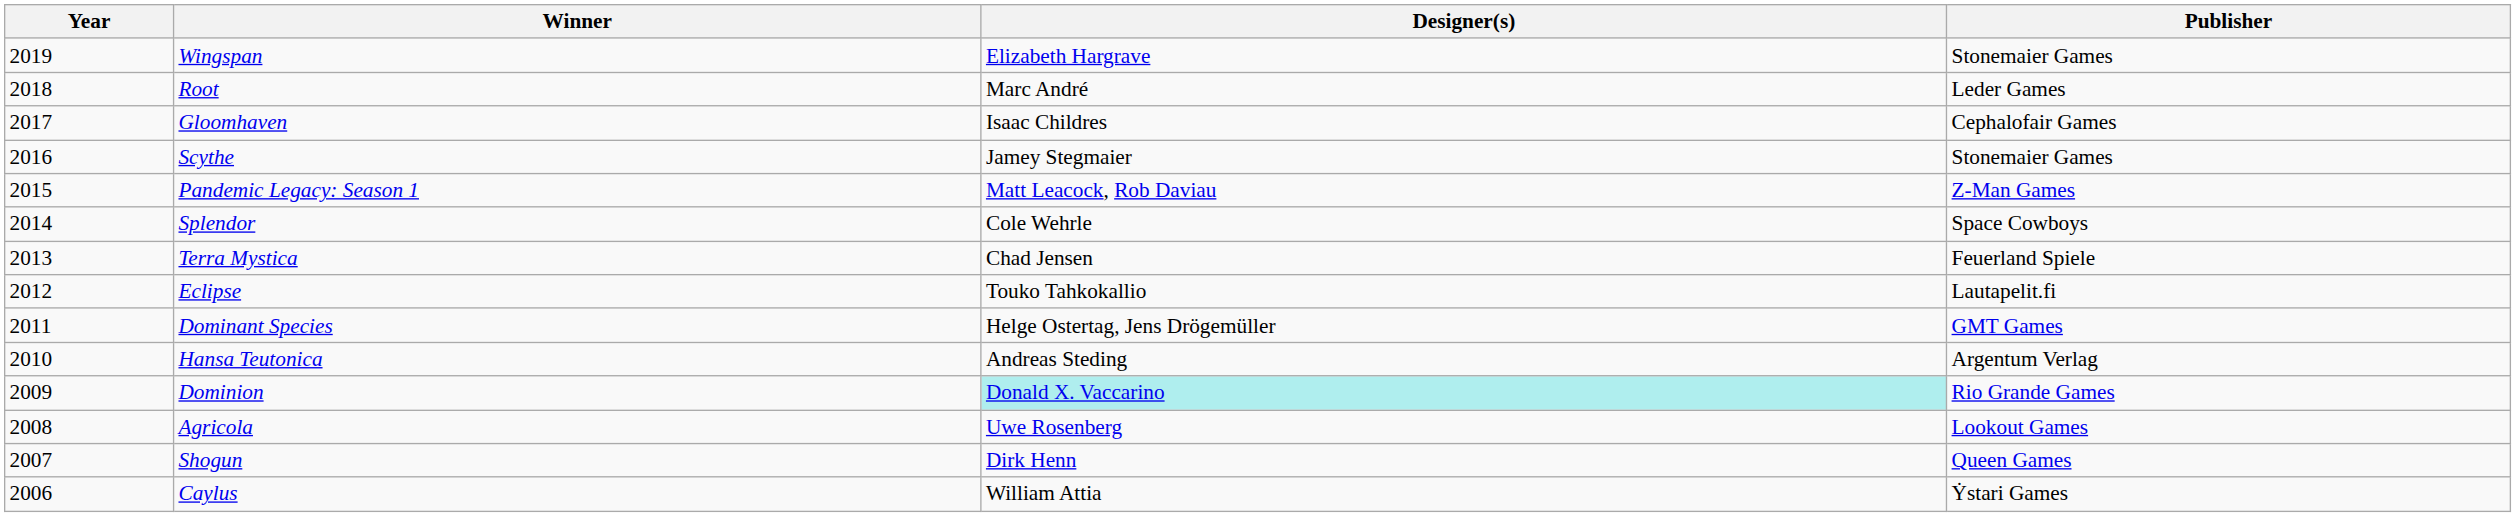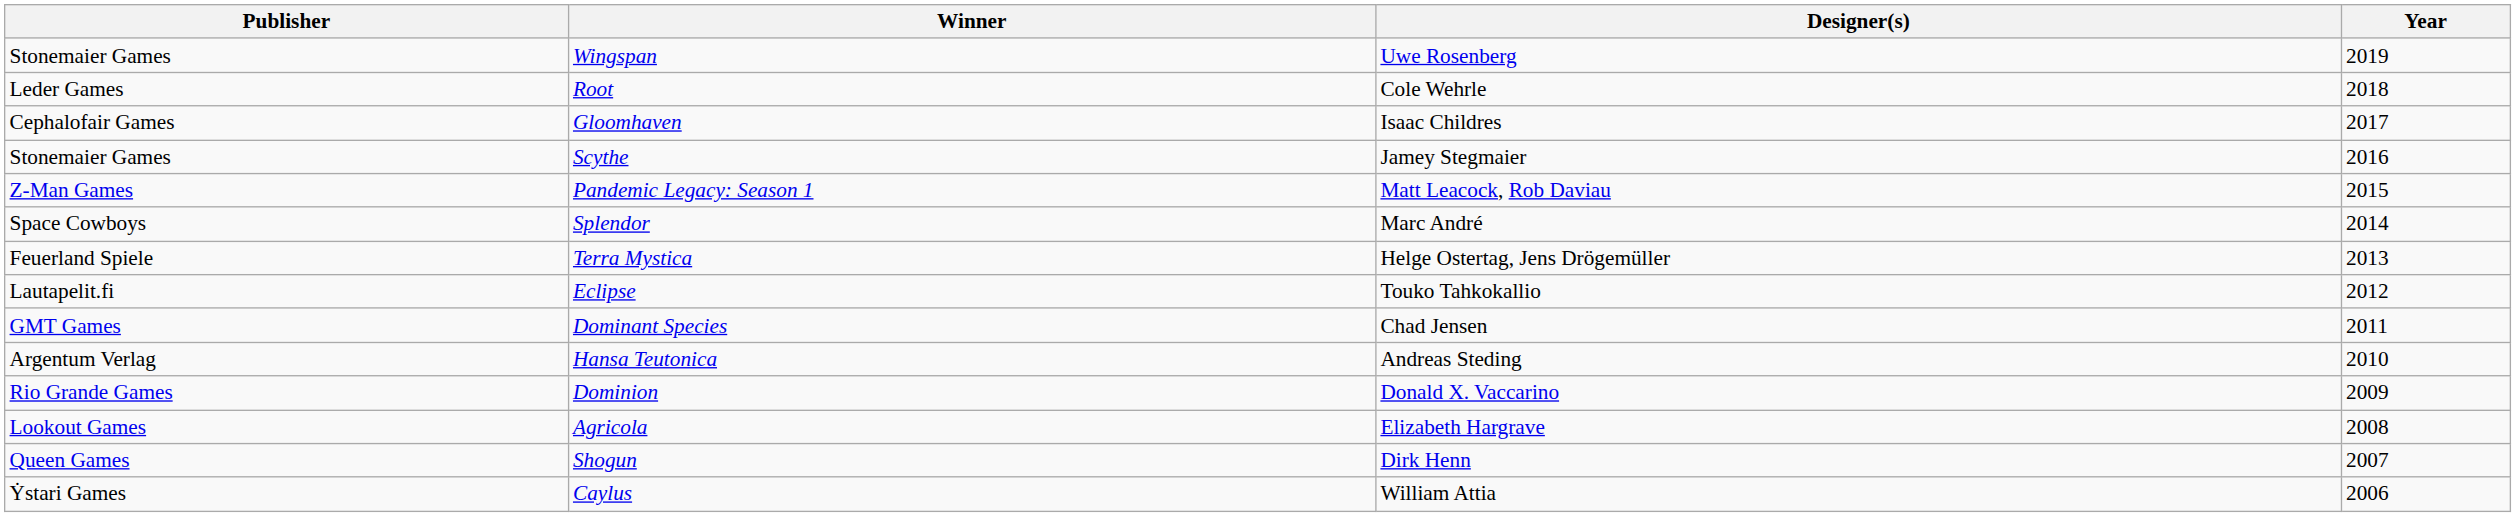columns swapped: (89, 21) <-> (2228, 21)
(1068, 55) Elizabeth Hargrave -> (1448, 55) Uwe Rosenberg
(1037, 88) Marc André -> (1433, 88) Cole Wehrle
(1039, 223) Cole Wehrle -> (1432, 223) Marc André
(1039, 257) Chad Jensen -> (1525, 257) Helge Ostertag, Jens Drögemüller
(1131, 325) Helge Ostertag, Jens Drögemüller -> (1434, 325) Chad Jensen
(1075, 392) paleturquoise background -> (1470, 392) no background
(1054, 426) Uwe Rosenberg -> (1463, 426) Elizabeth Hargrave
